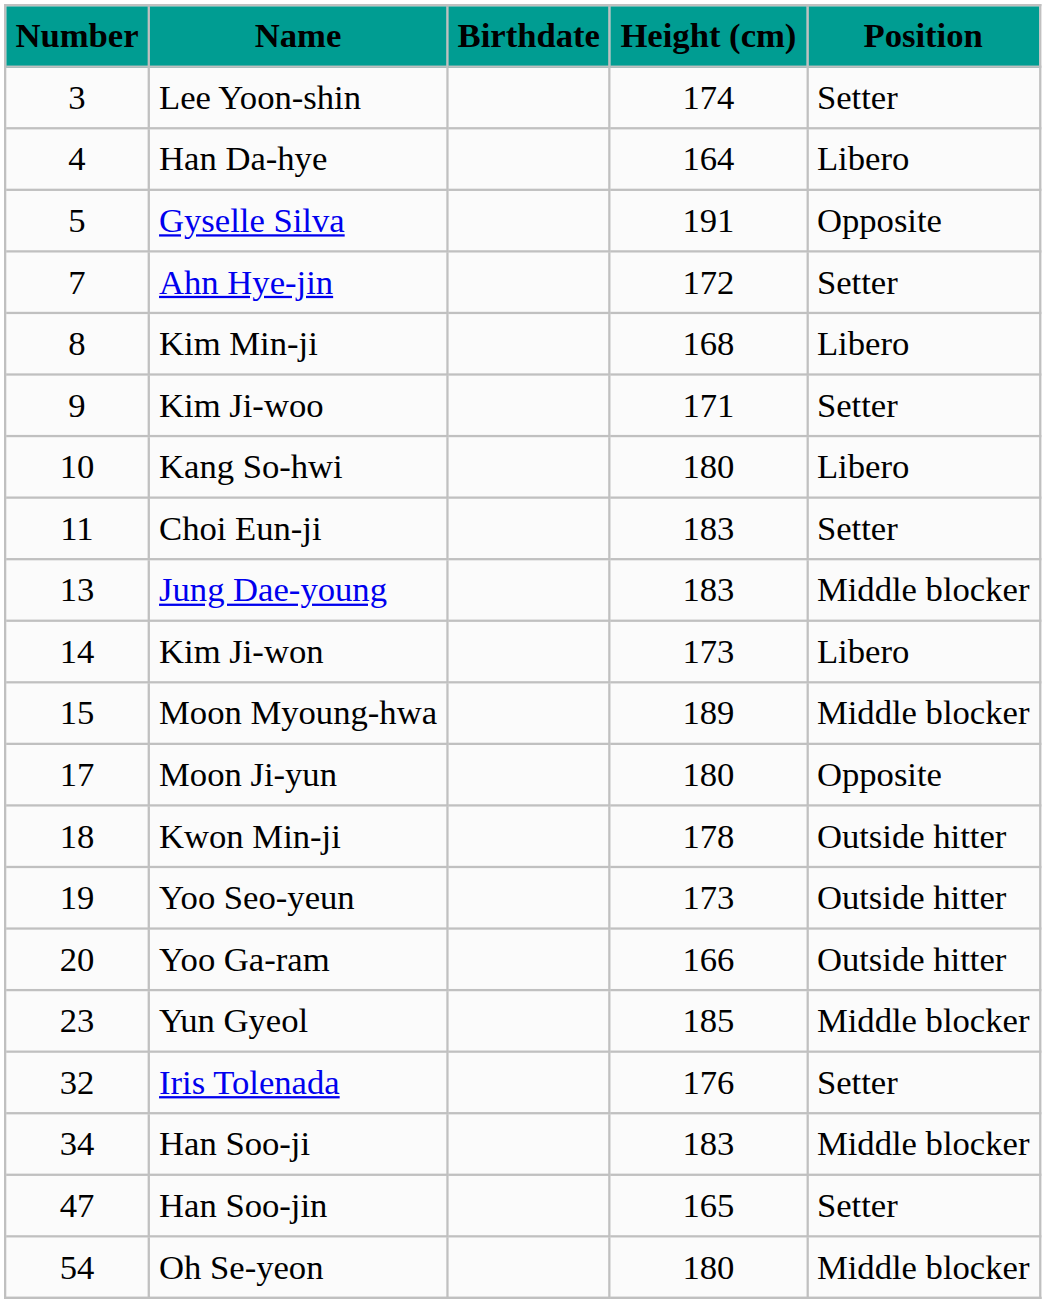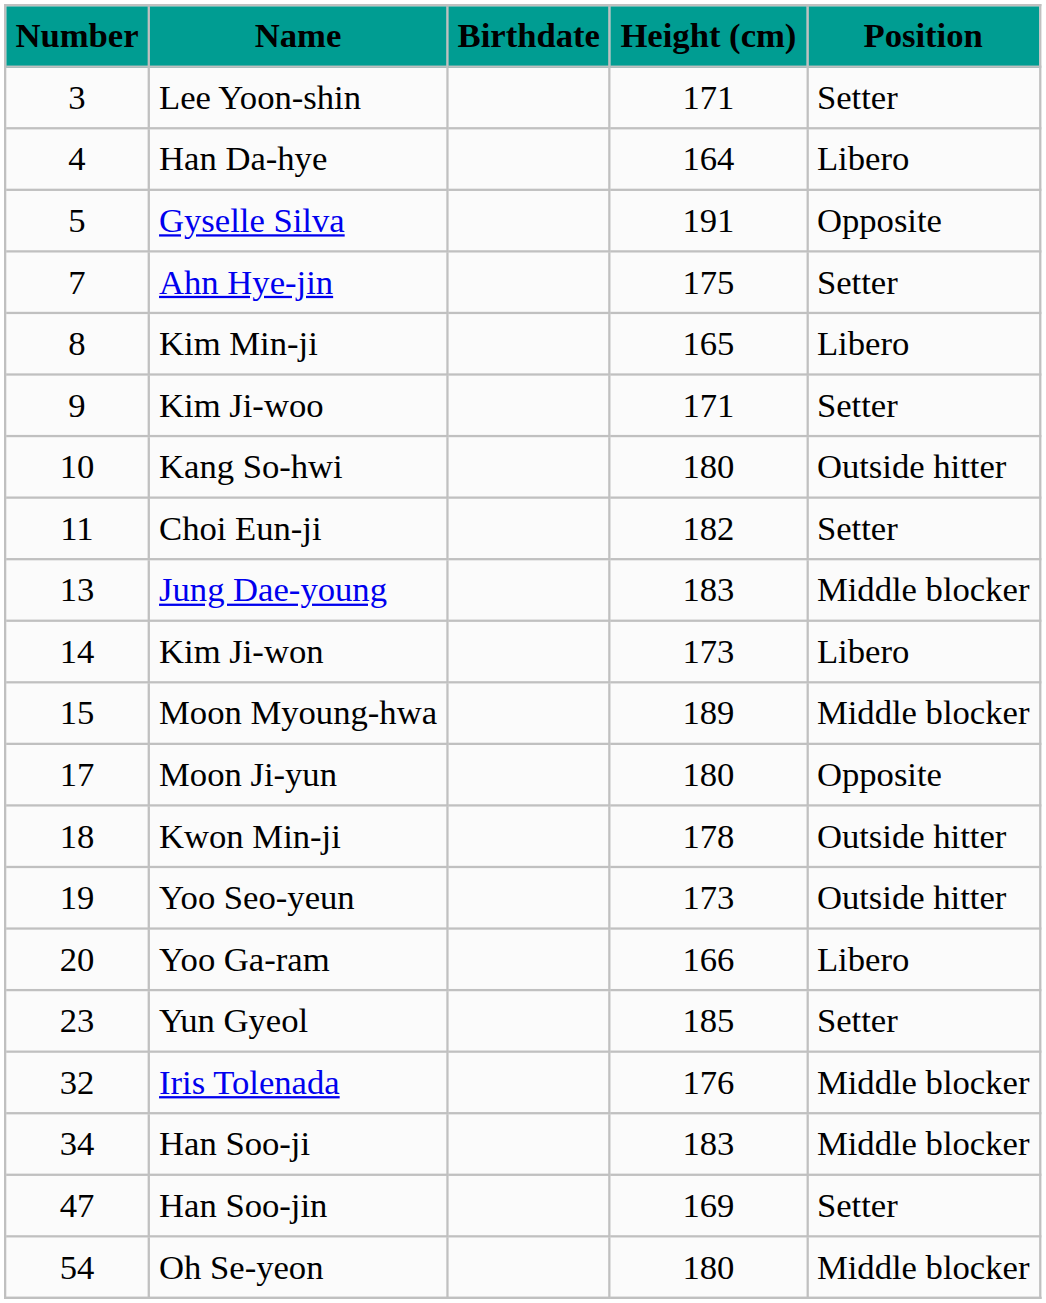(708, 96) 174 -> (708, 96) 171
(708, 281) 172 -> (708, 281) 175
(708, 343) 168 -> (708, 343) 165
(863, 466) Libero -> (912, 466) Outside hitter
(708, 527) 183 -> (708, 527) 182
(912, 958) Outside hitter -> (863, 958) Libero
(923, 1020) Middle blocker -> (857, 1020) Setter
(857, 1081) Setter -> (923, 1081) Middle blocker
(708, 1204) 165 -> (708, 1204) 169
